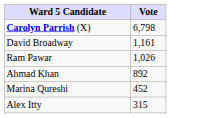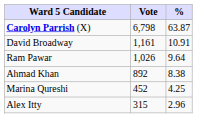+ column: (179, 12)
